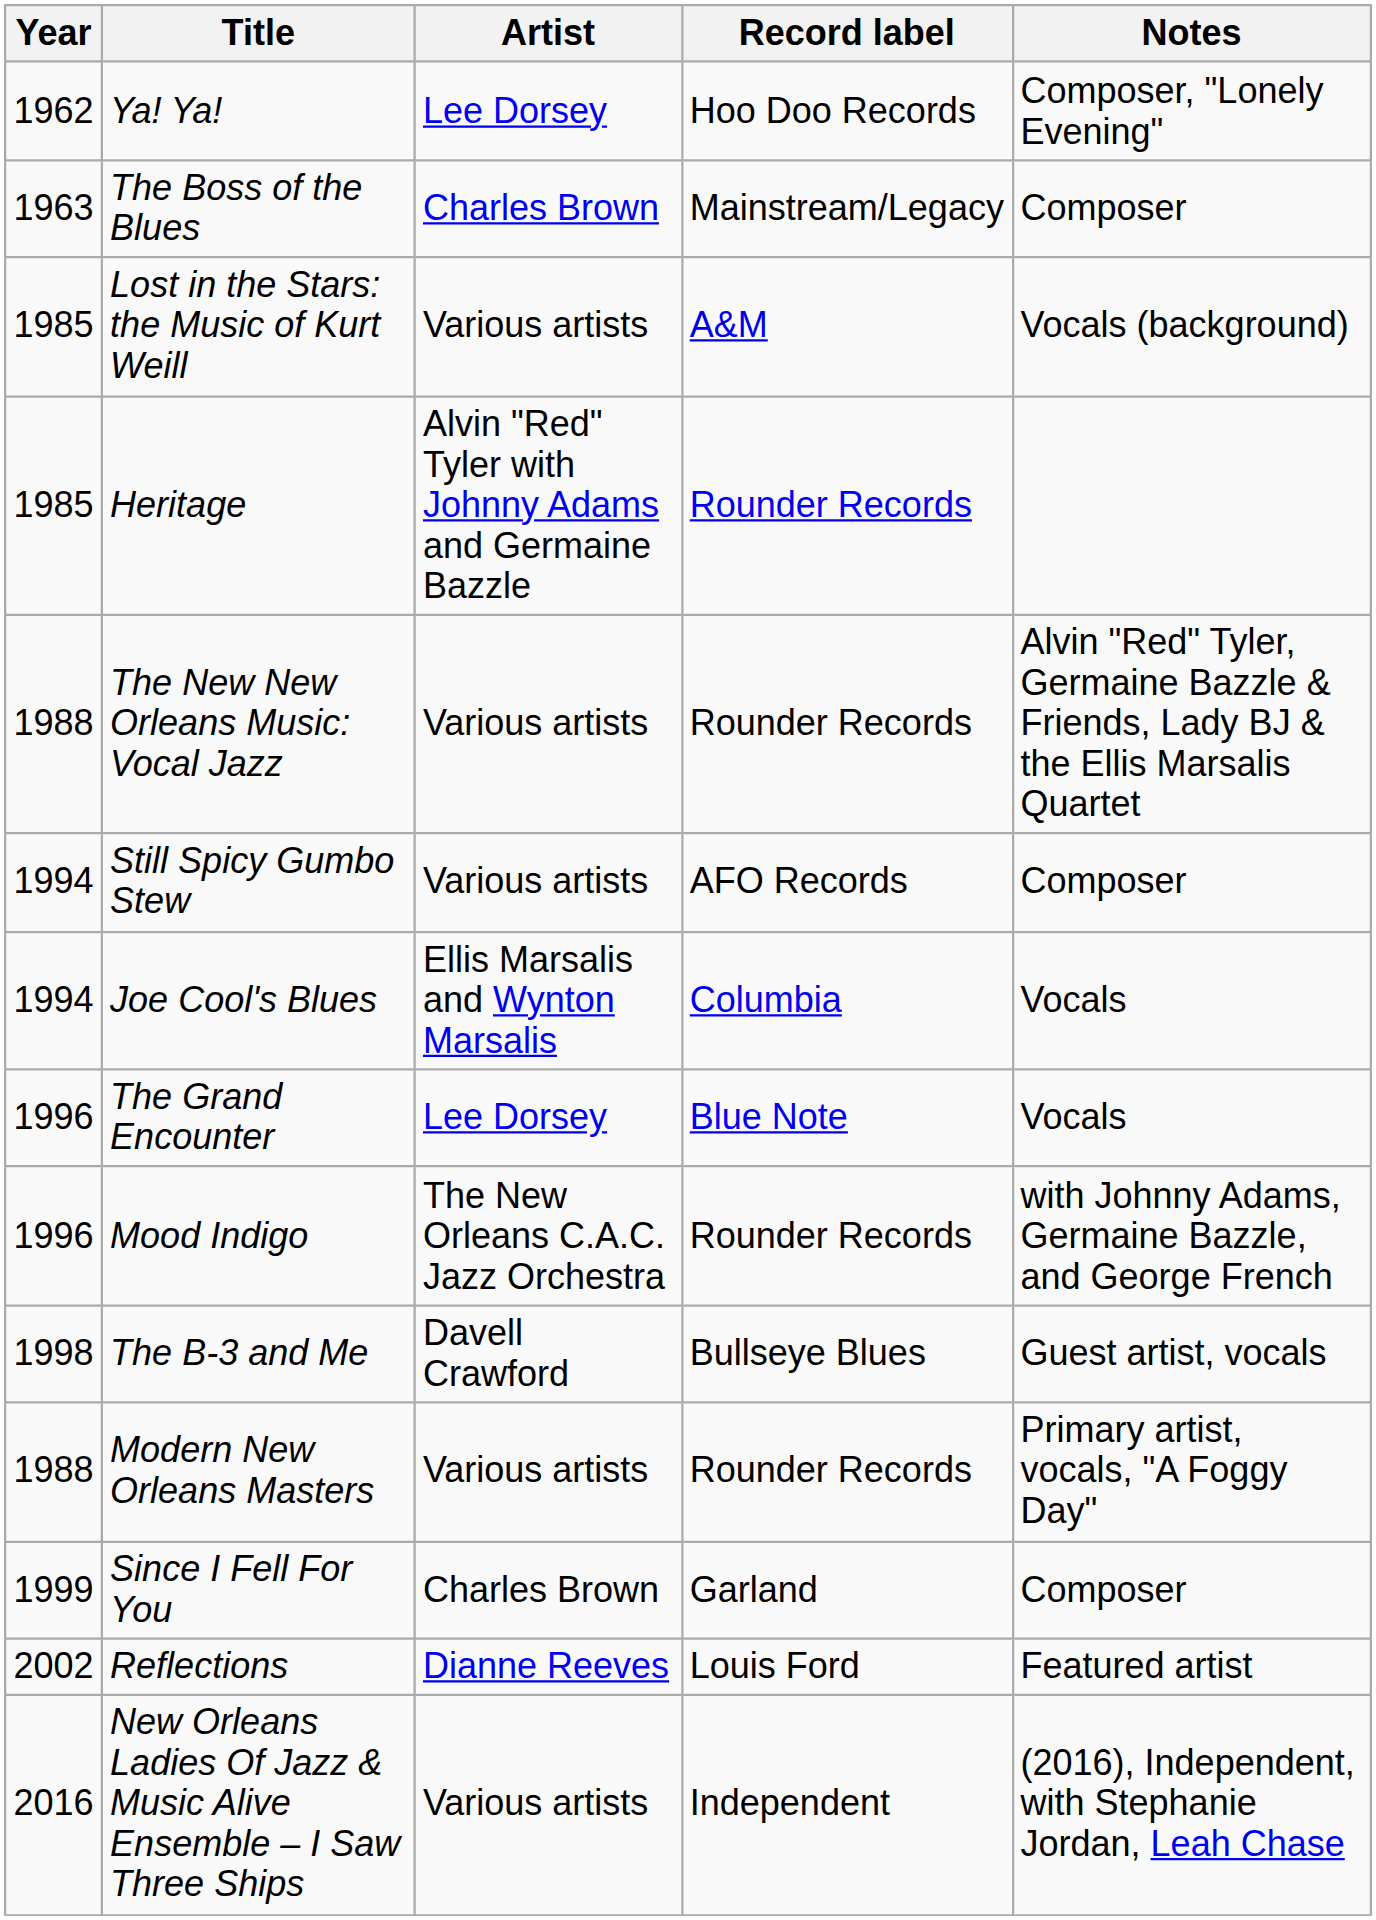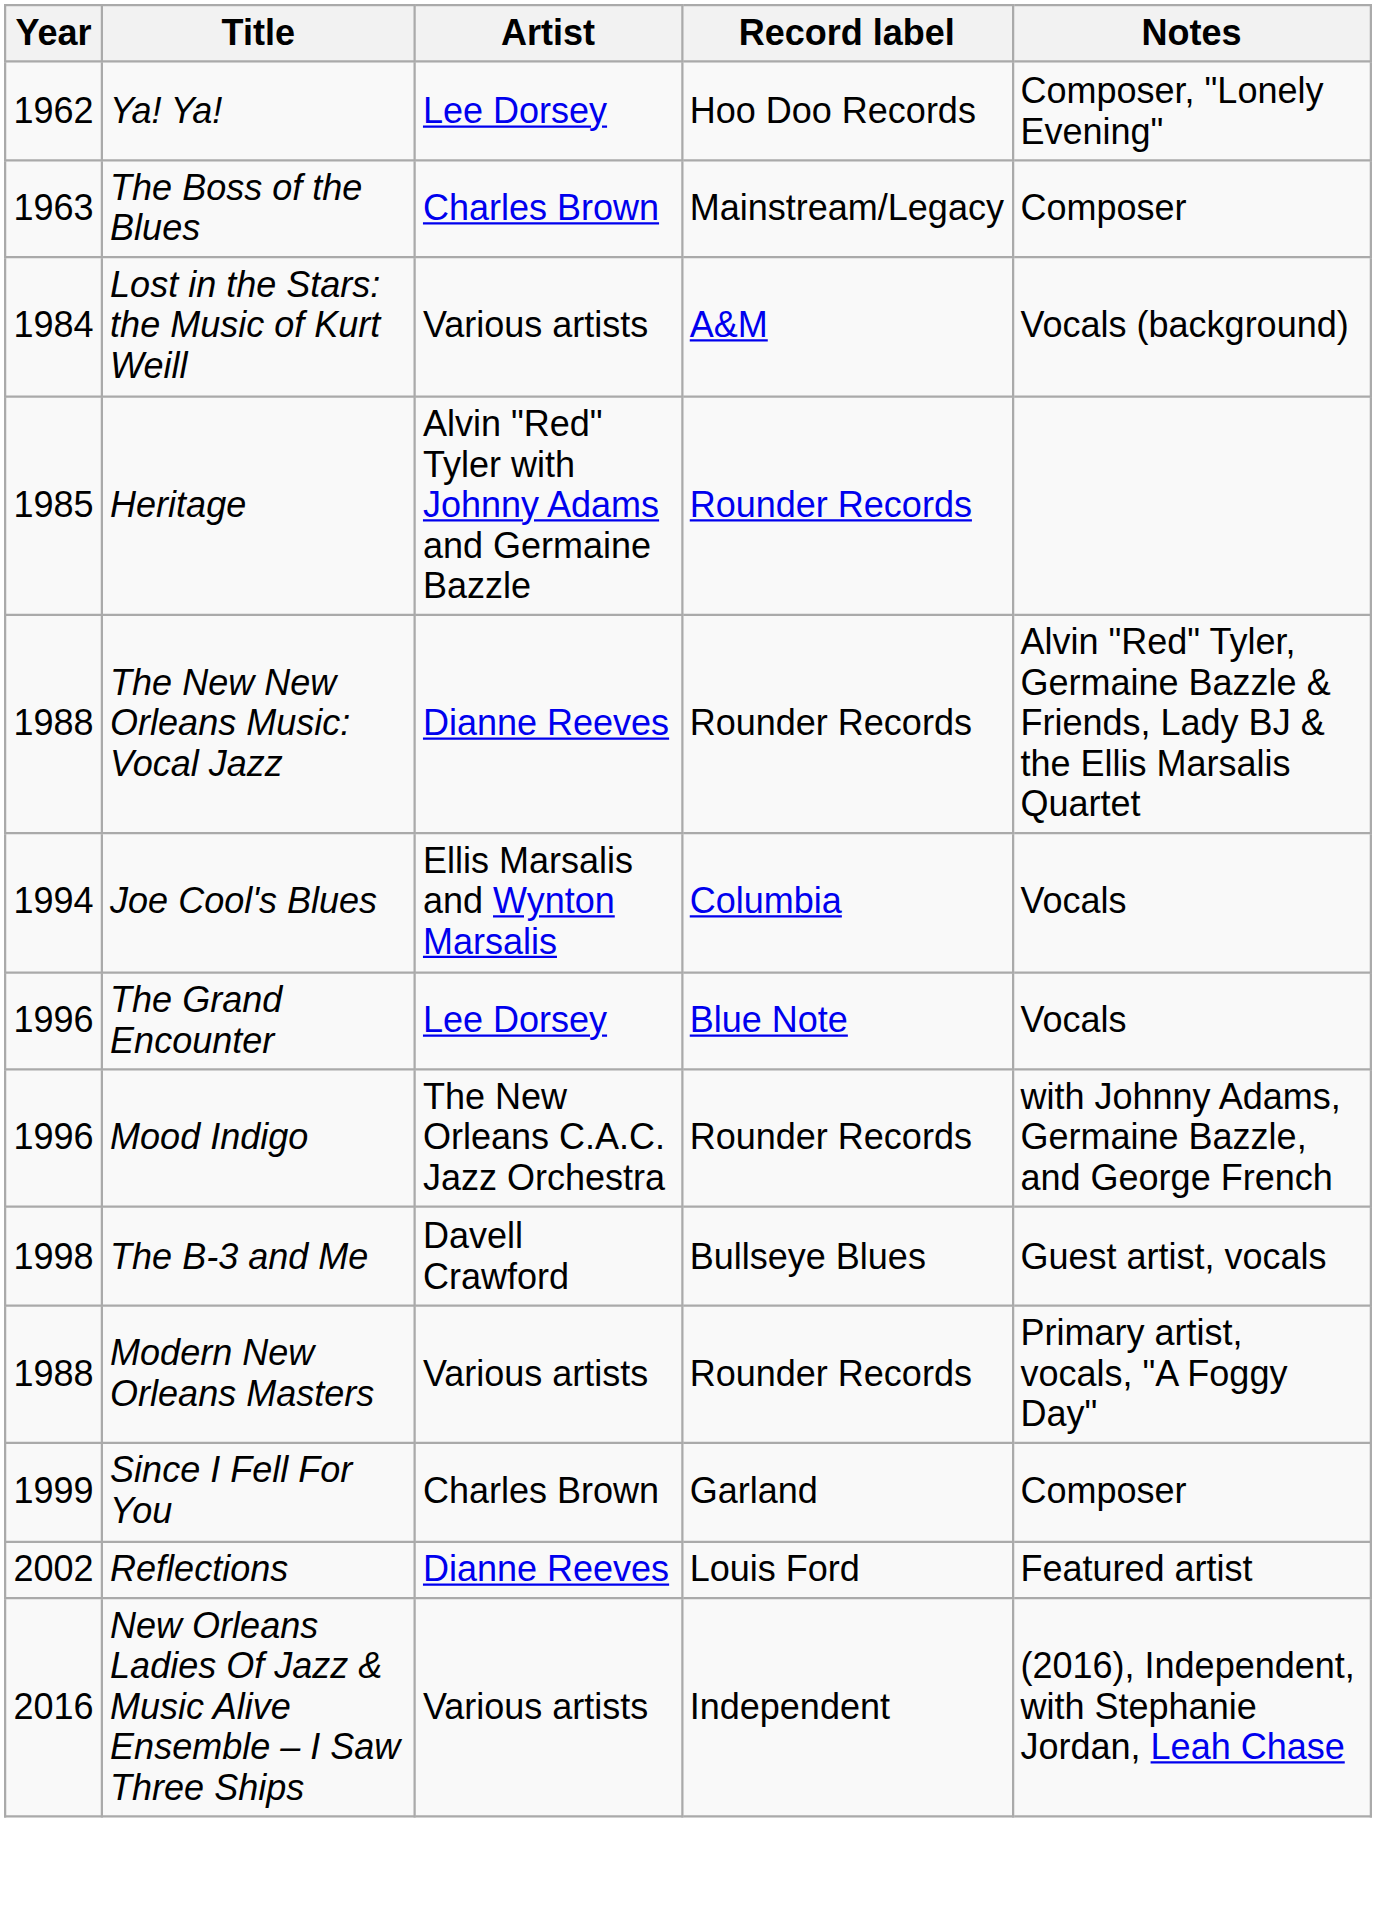(53, 325) 1985 -> (53, 325) 1984
(536, 723) Various artists -> (546, 723) Dianne Reeves
- row: (252, 881)
